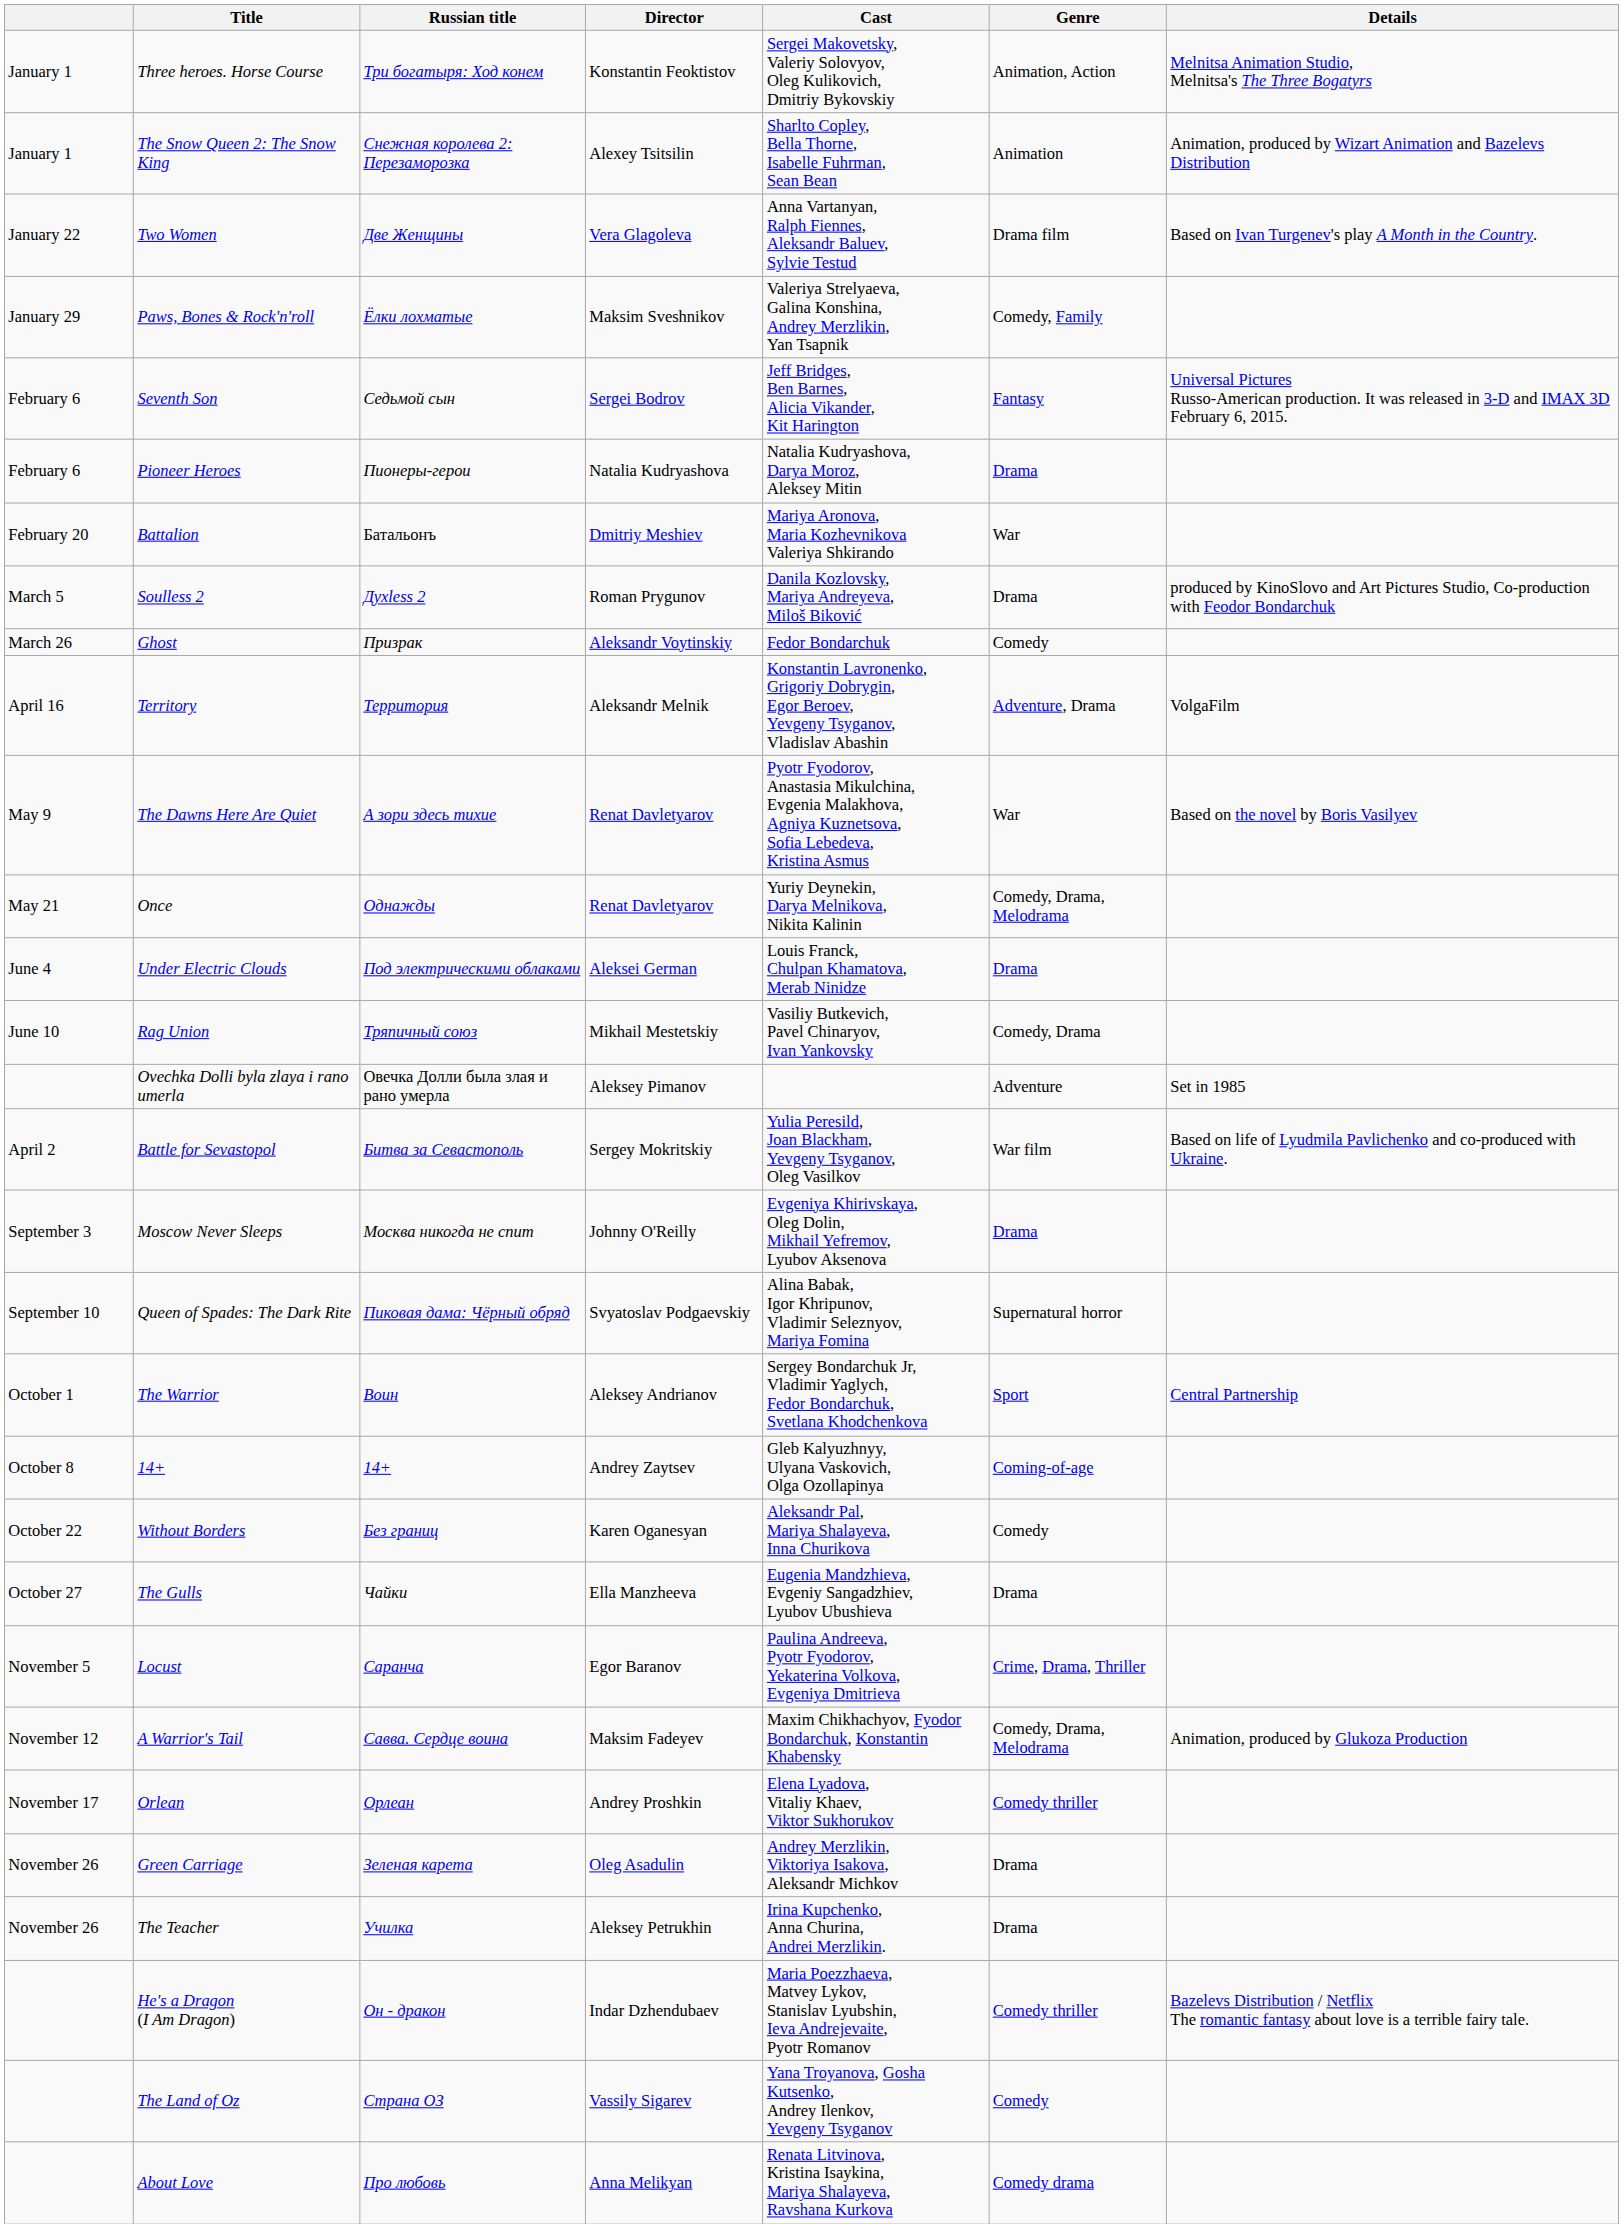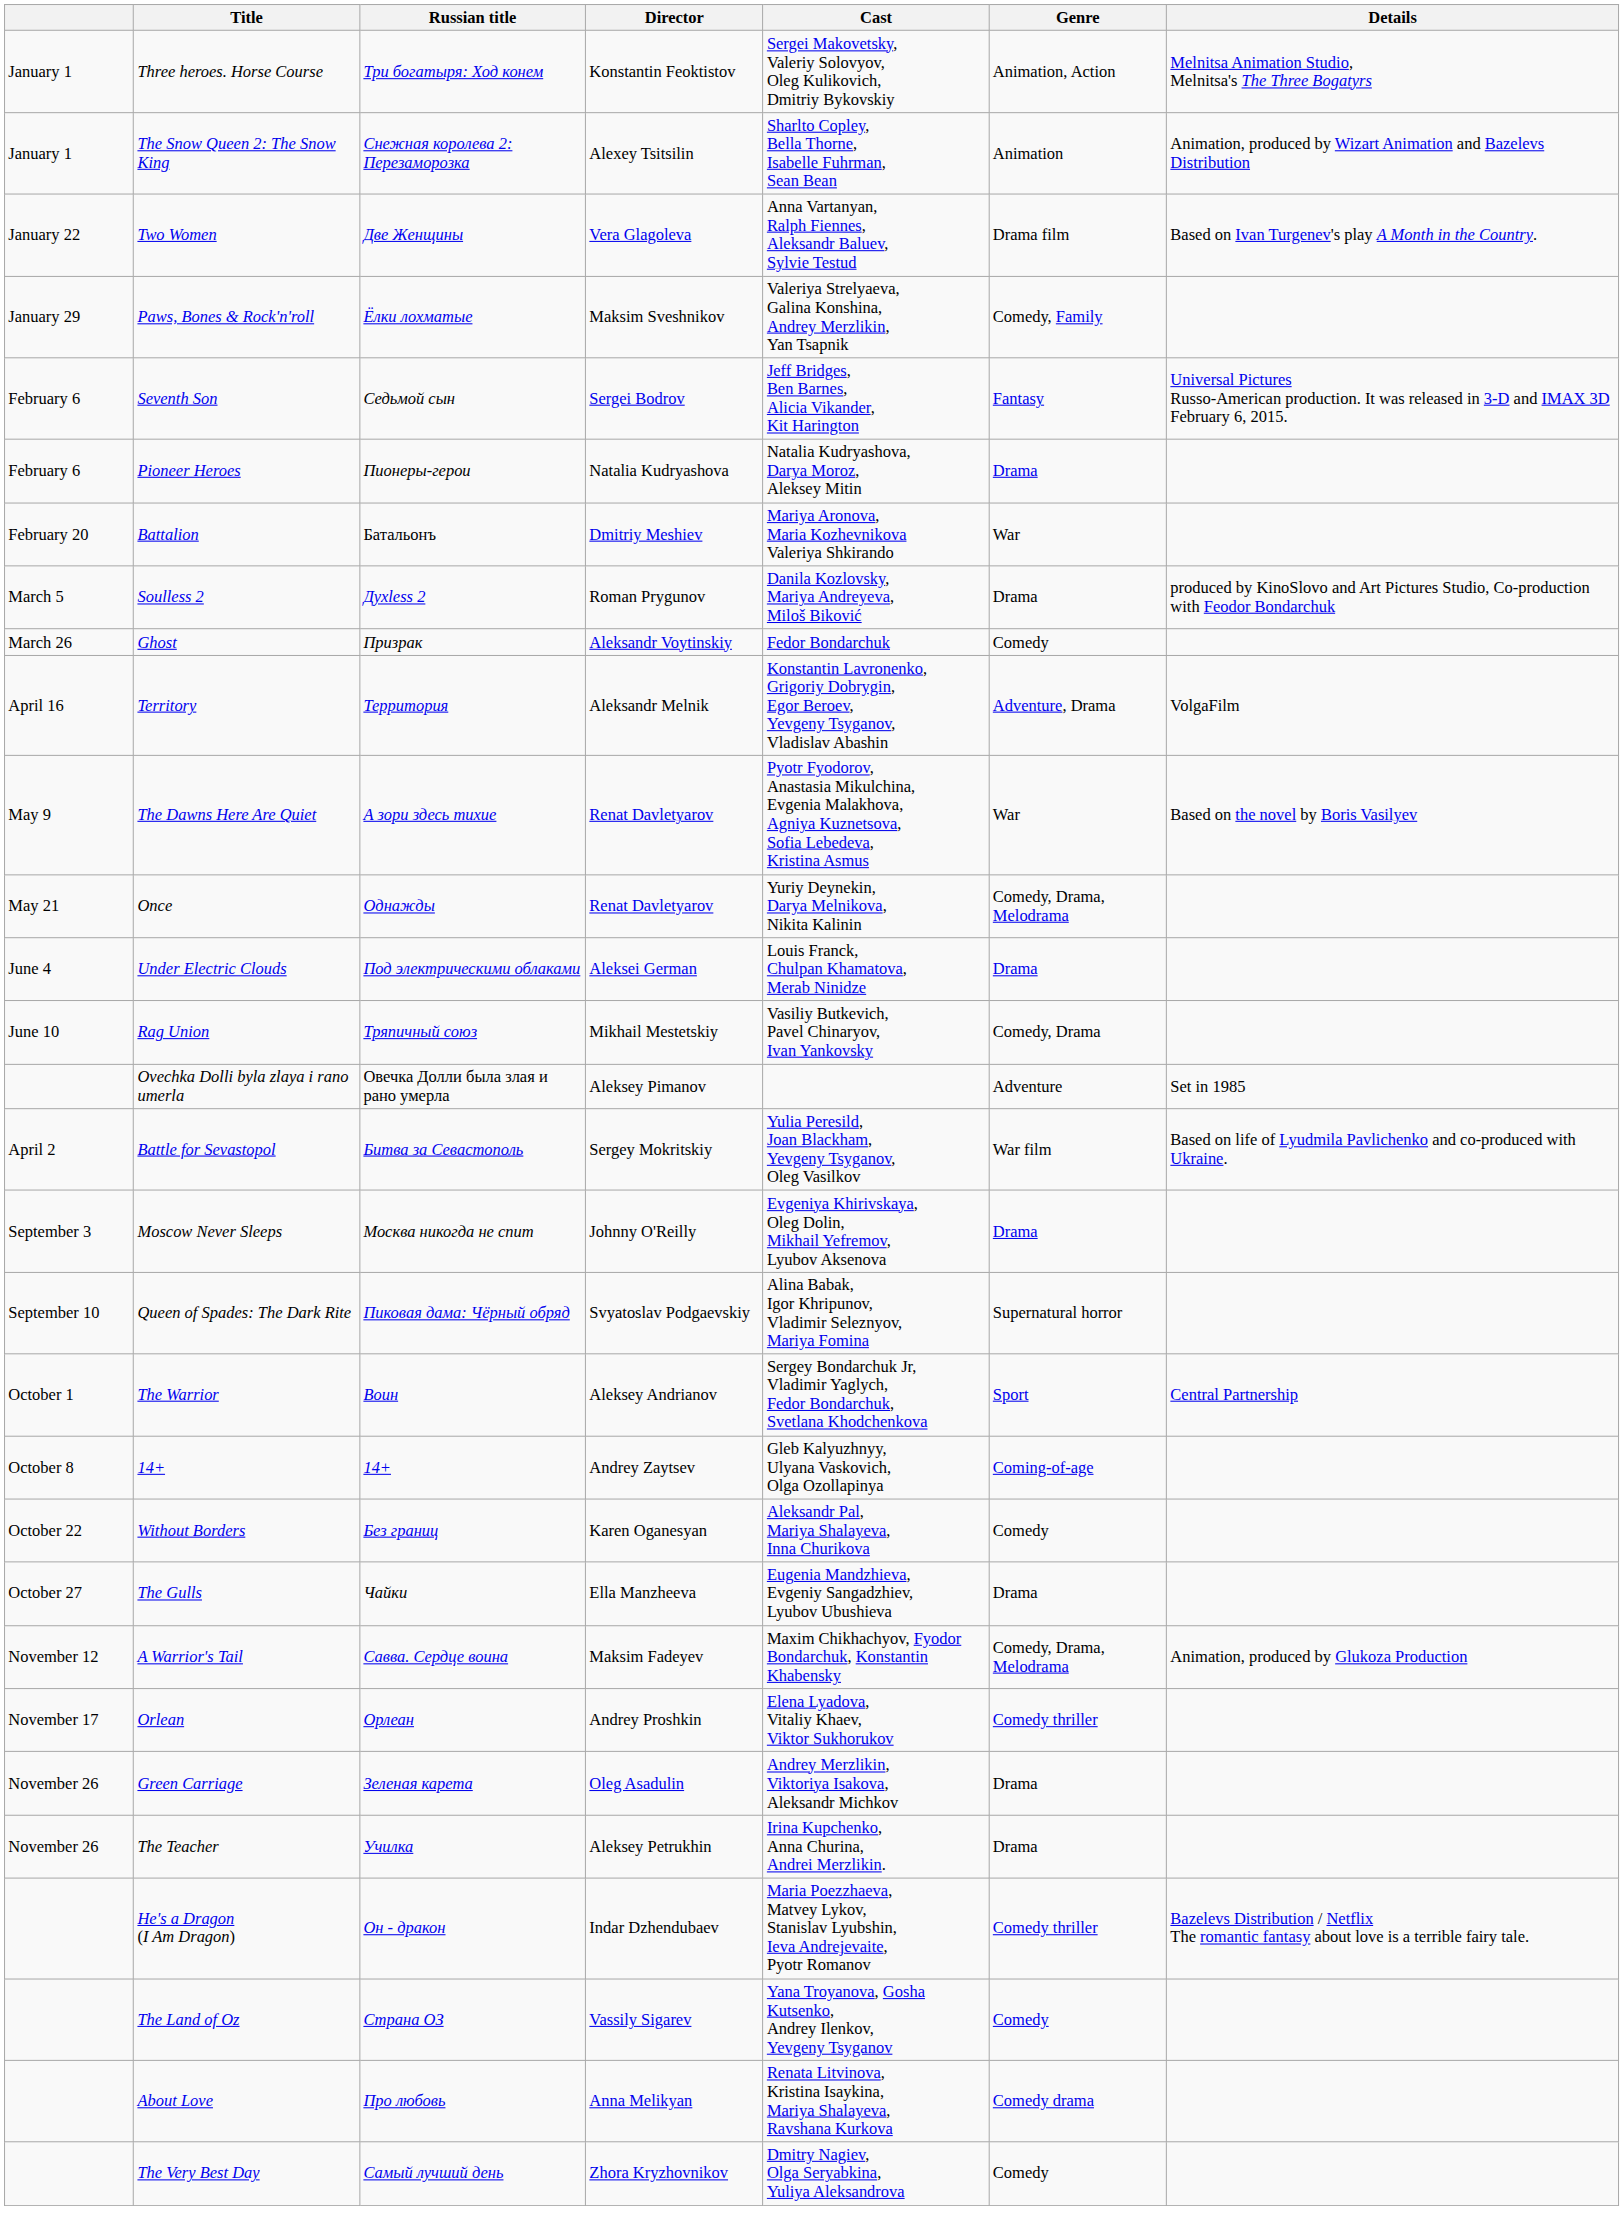- row: (159, 1666)
+ row: (199, 2173)
